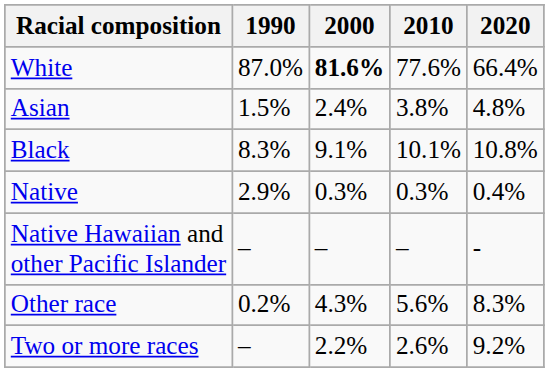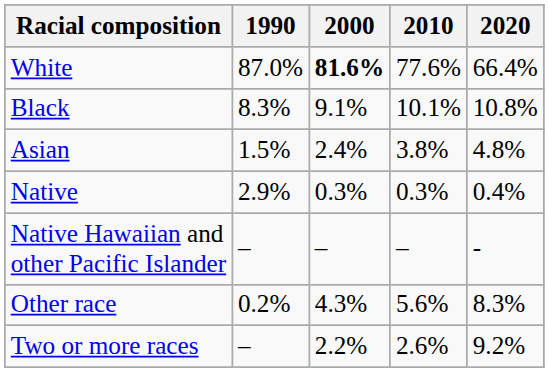rows swapped: (40, 150) <-> (40, 108)
